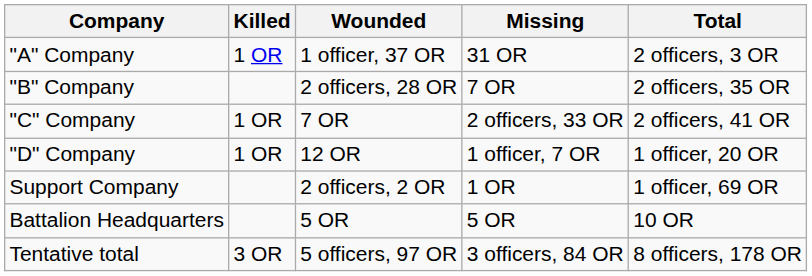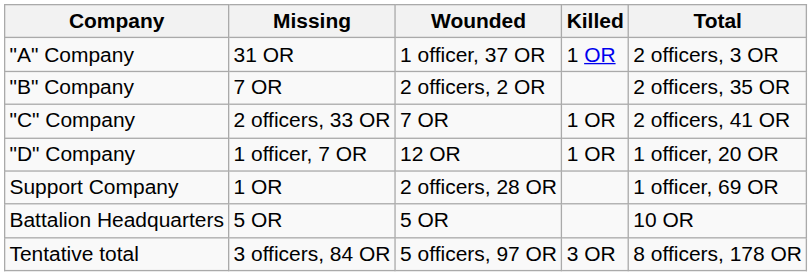columns swapped: (262, 21) <-> (545, 21)
(379, 87) 2 officers, 28 OR -> (473, 87) 2 officers, 2 OR
(373, 187) 2 officers, 2 OR -> (479, 187) 2 officers, 28 OR
